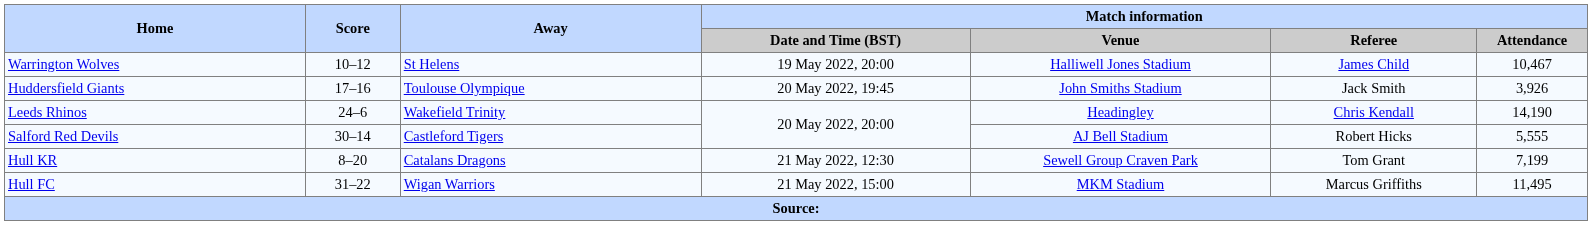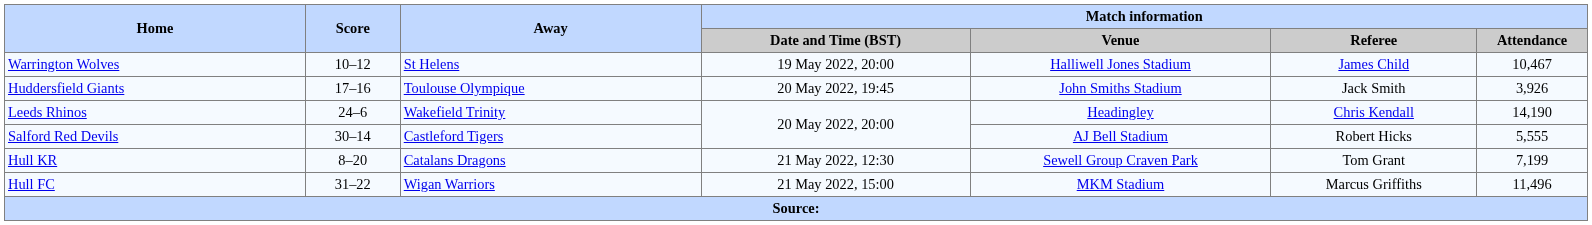(1532, 184) 11,495 -> (1532, 184) 11,496
